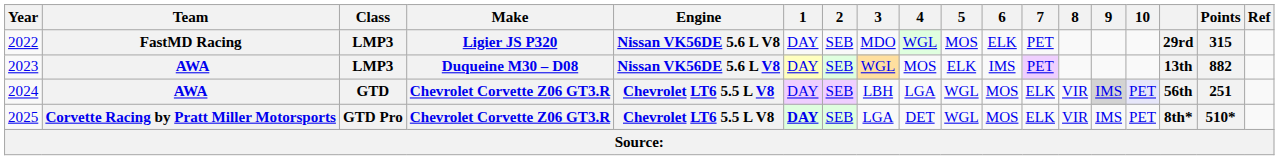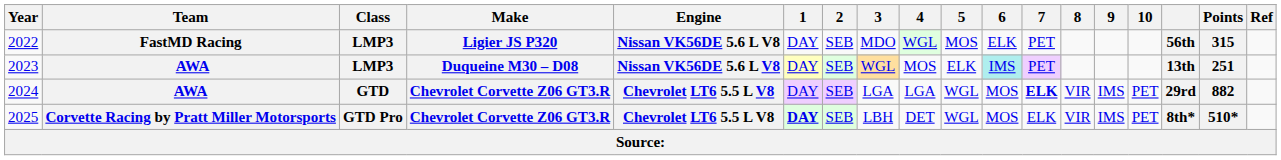(1178, 42) 29rd -> (1181, 42) 56th
(1002, 67) no background -> (1002, 67) paleturquoise background
(1221, 67) 882 -> (1223, 67) 251
(878, 92) LBH -> (878, 92) LGA
(1040, 92) normal -> (1042, 92) bold
(1109, 92) lightgrey background -> (1111, 92) no background
(1143, 92) lavender background -> (1145, 92) no background
(1178, 92) 56th -> (1181, 92) 29rd
(1221, 92) 251 -> (1223, 92) 882
(878, 117) LGA -> (878, 117) LBH
